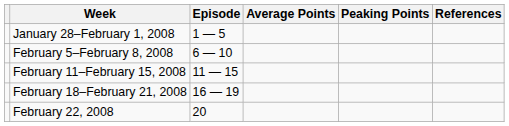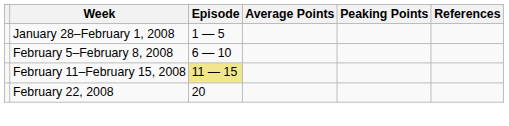(215, 72) no background -> (214, 72) khaki background
- row: (100, 92)
